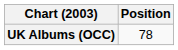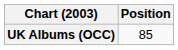(146, 34) 78 -> (146, 34) 85
